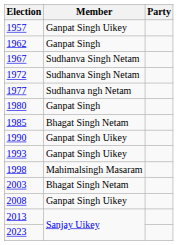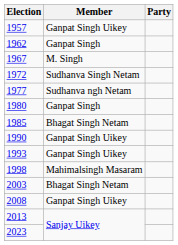(93, 59) Sudhanva Singh Netam -> (64, 59) M. Singh
